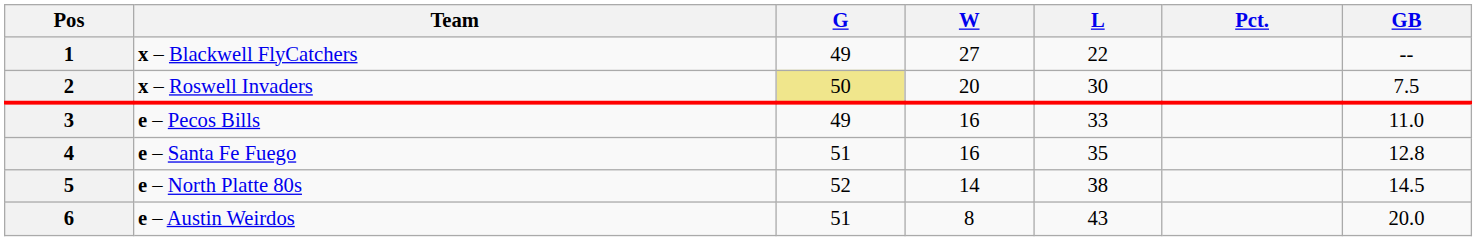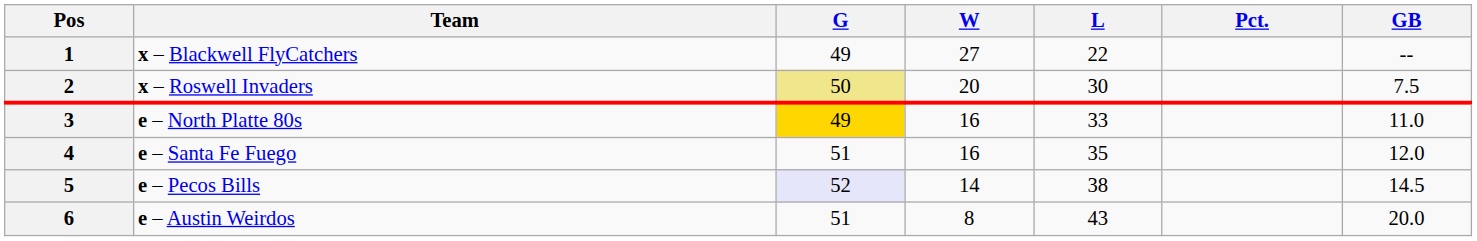(199, 120) e – Pecos Bills -> (220, 120) e – North Platte 80s
(841, 120) no background -> (841, 120) gold background
(1406, 153) 12.8 -> (1406, 153) 12.0
(220, 185) e – North Platte 80s -> (199, 185) e – Pecos Bills
(841, 185) no background -> (841, 185) lavender background
